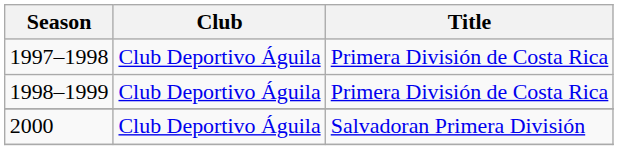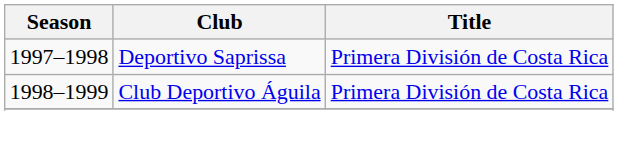(220, 56) Club Deportivo Águila -> (202, 56) Deportivo Saprissa
- row: (32, 126)
